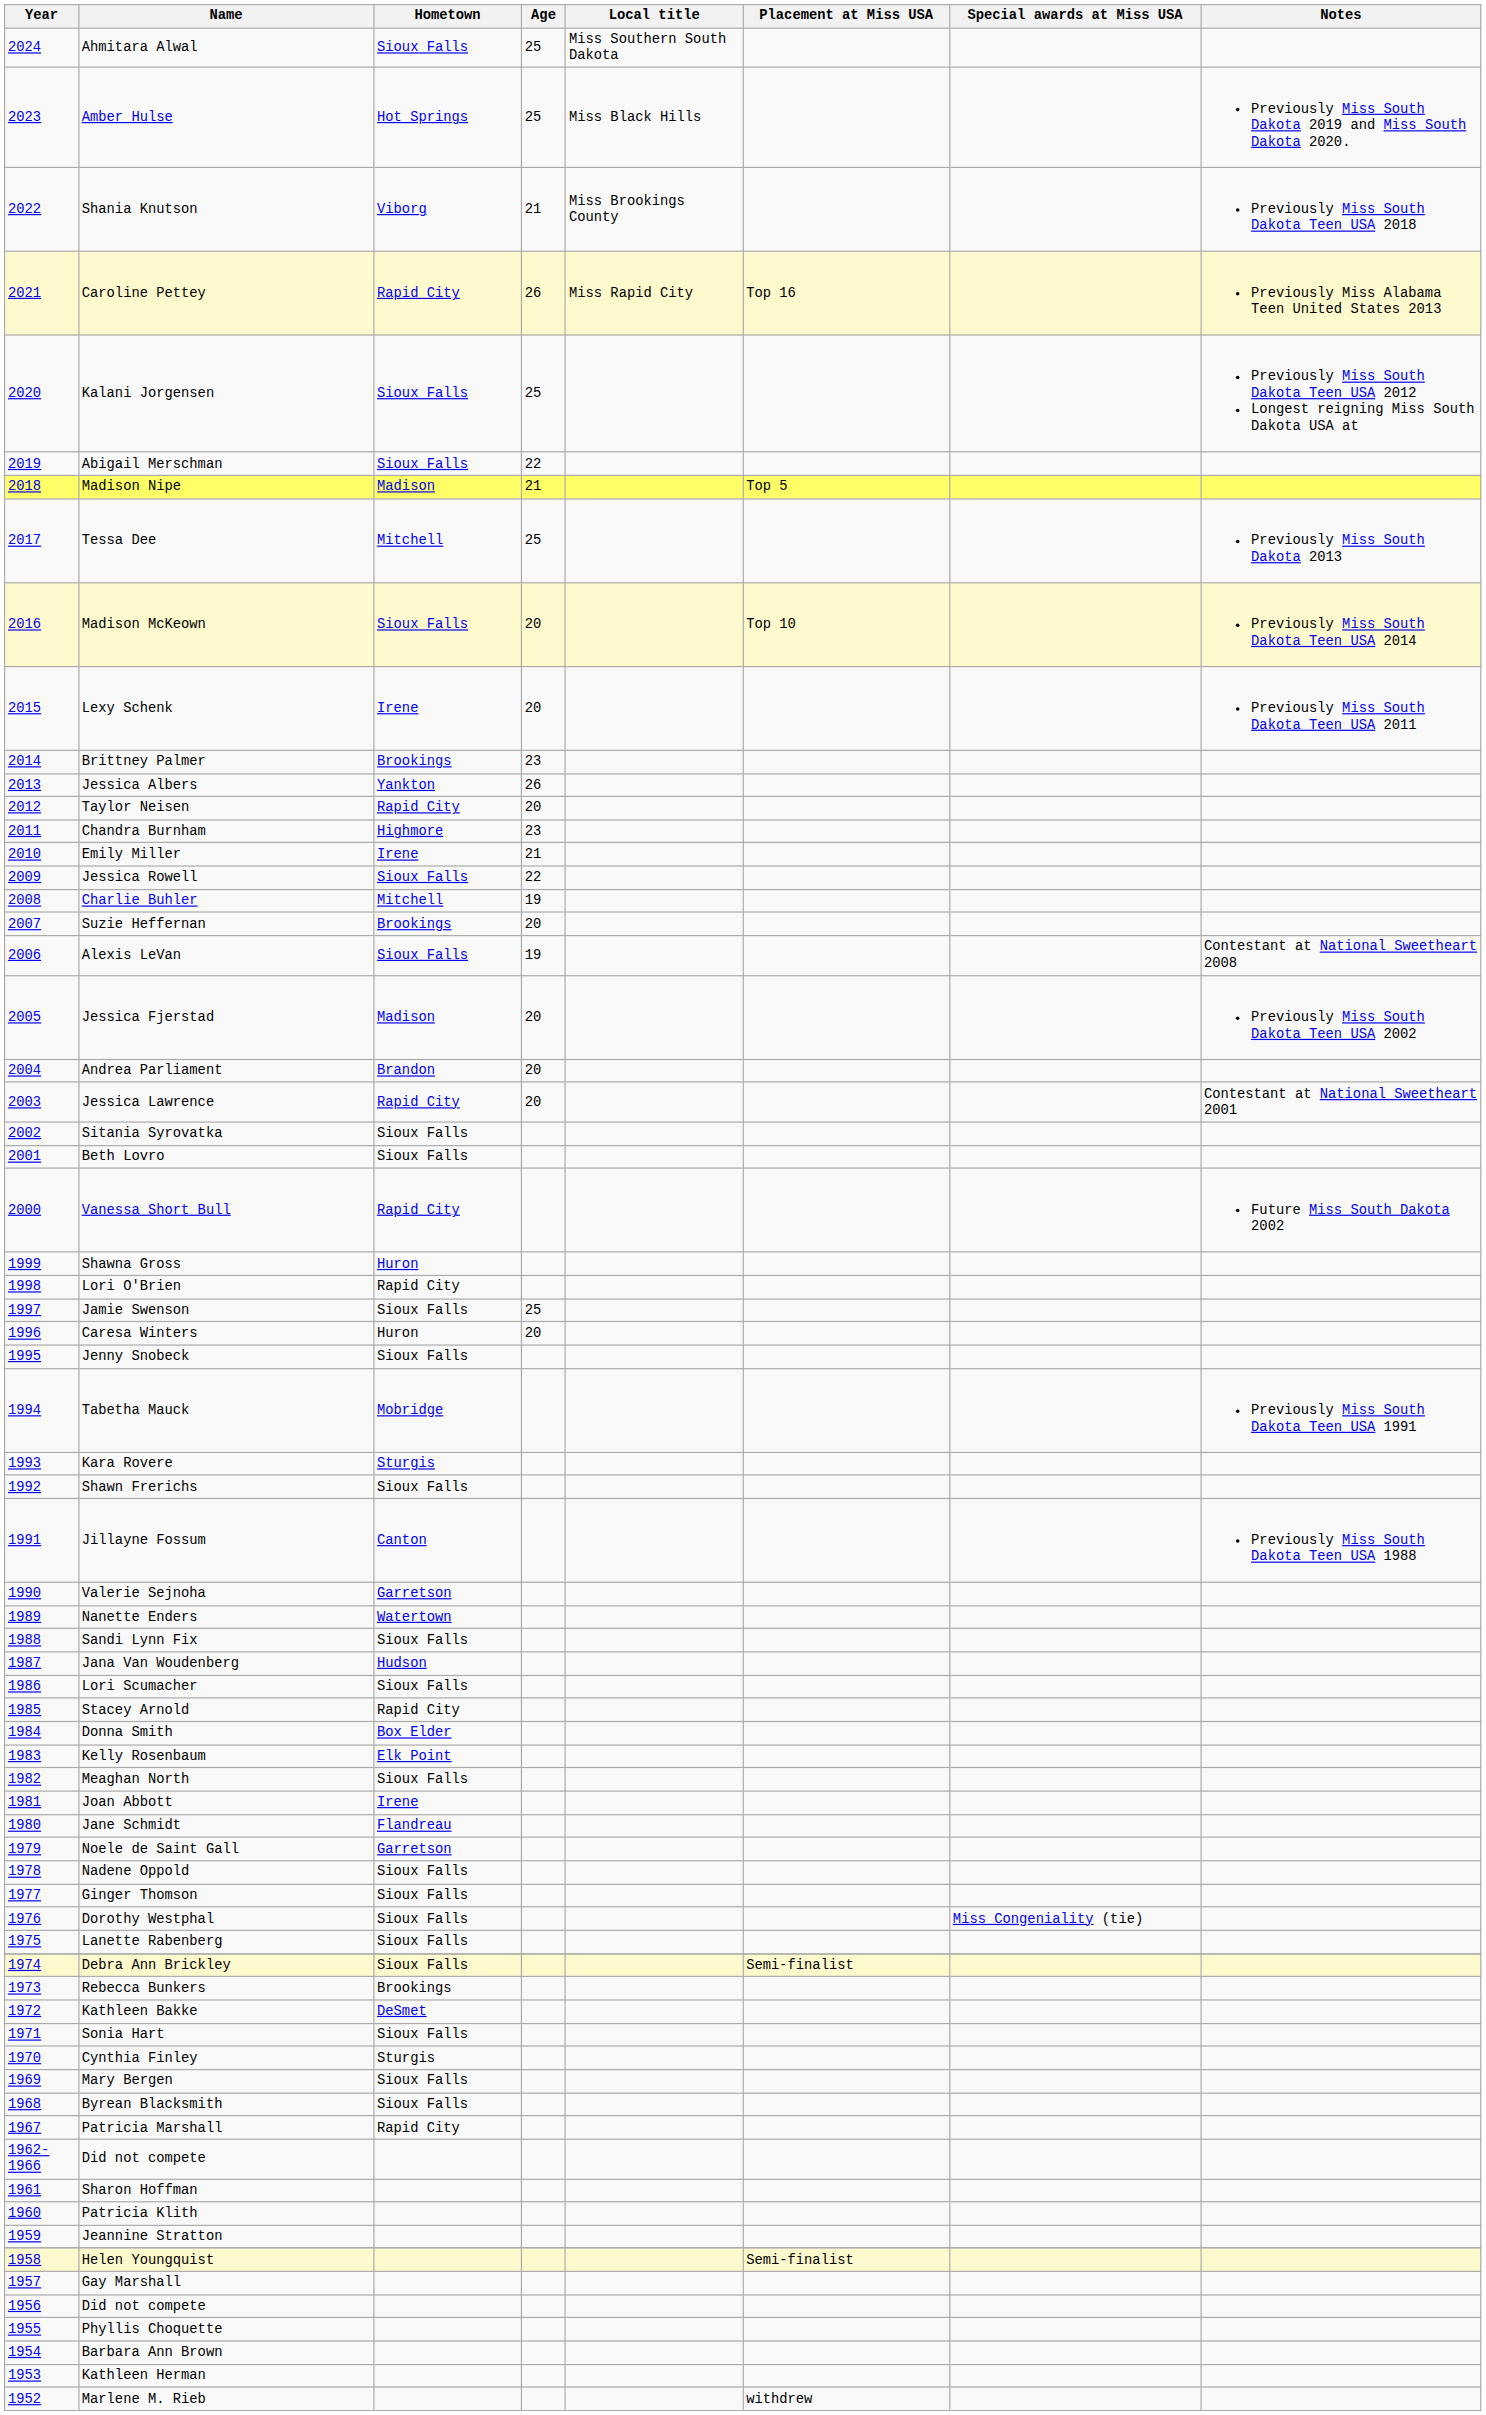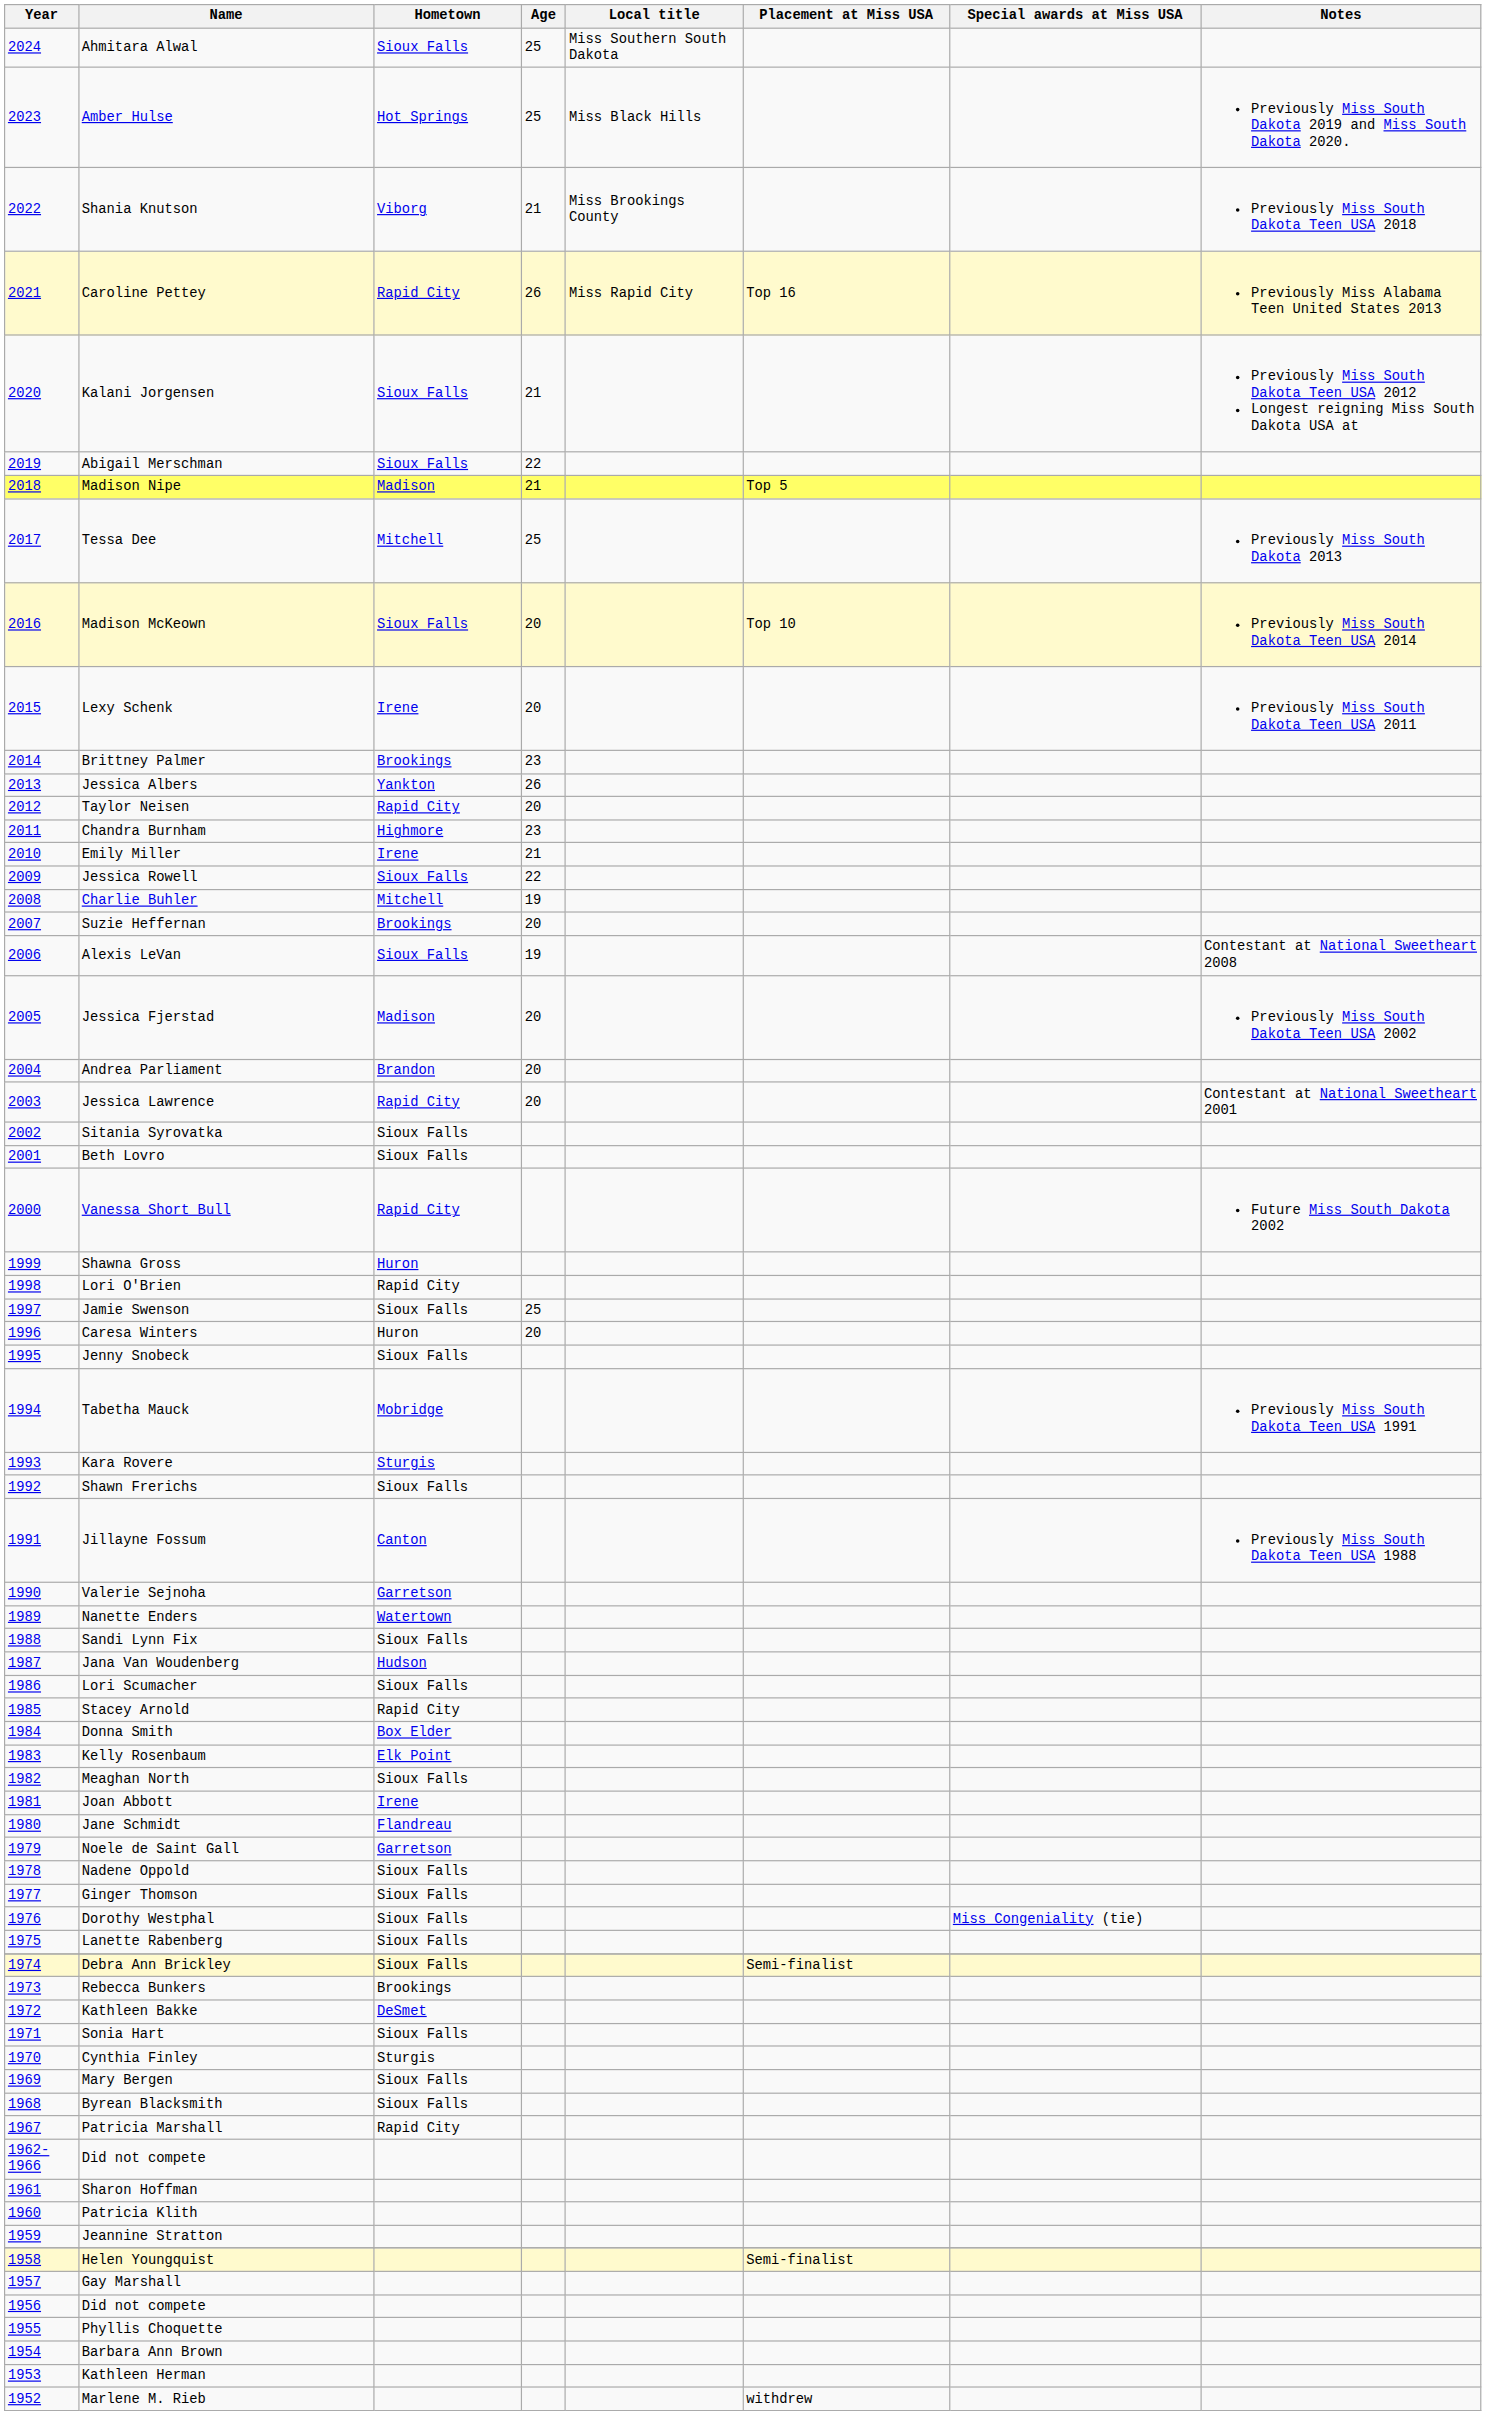(533, 394) 25 -> (533, 394) 21
